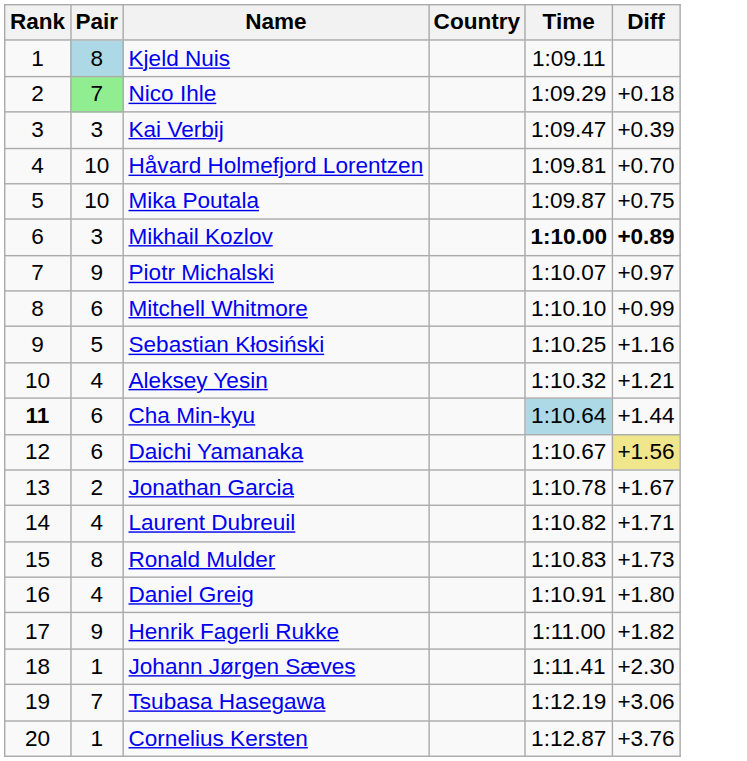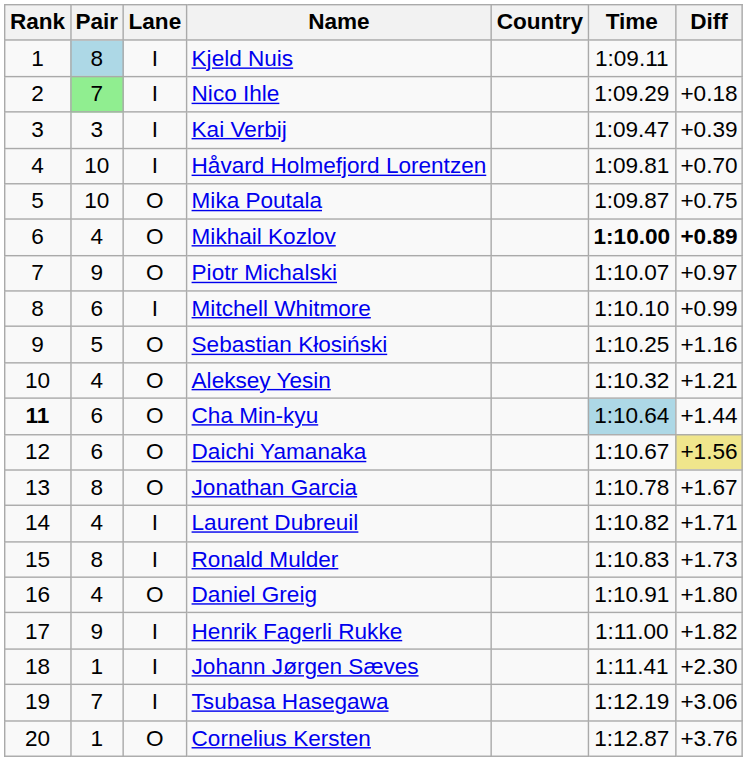+ column: (155, 22)
(97, 237) 3 -> (97, 237) 4
(97, 487) 2 -> (97, 487) 8
